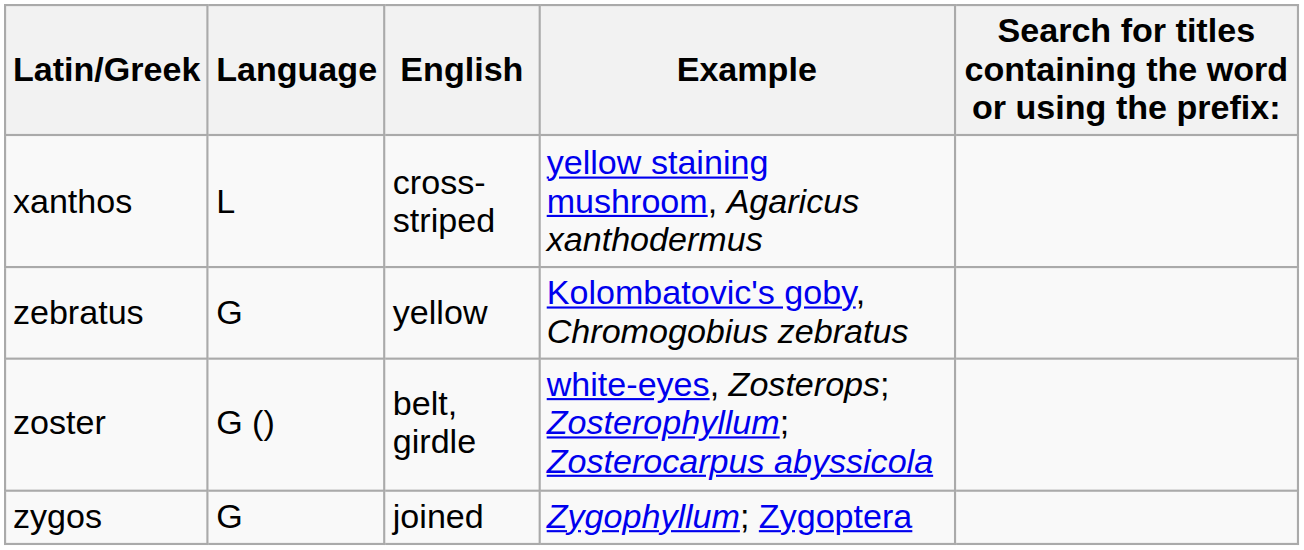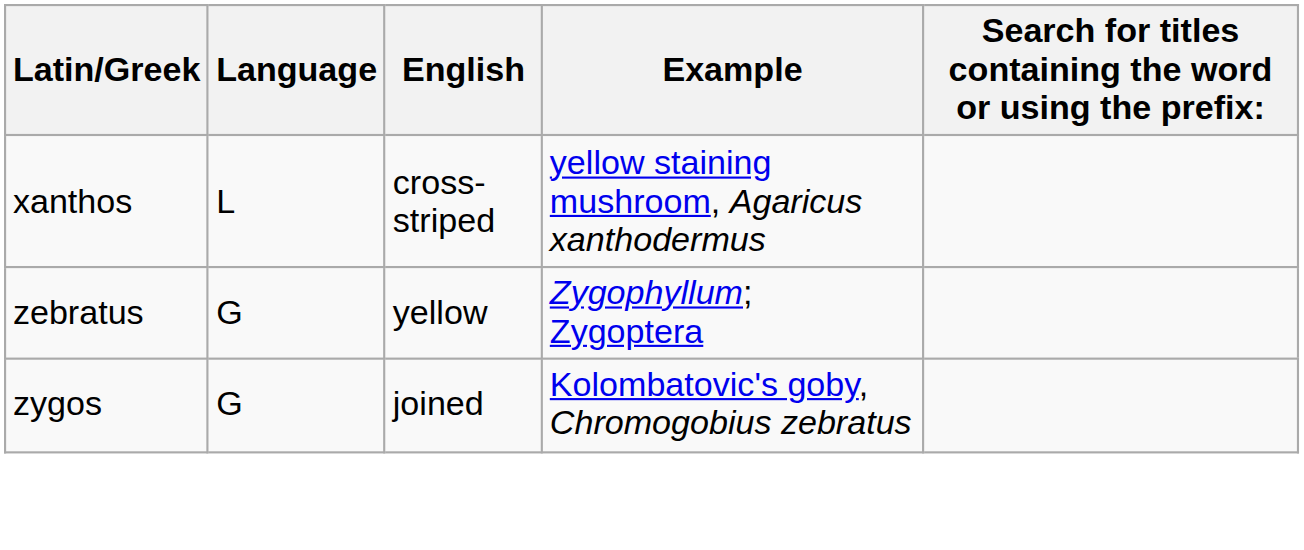(728, 312) Kolombatovic's goby, Chromogobius zebratus -> (651, 312) Zygophyllum; Zygoptera
- row: (59, 423)
(730, 516) Zygophyllum; Zygoptera -> (731, 404) Kolombatovic's goby, Chromogobius zebratus
